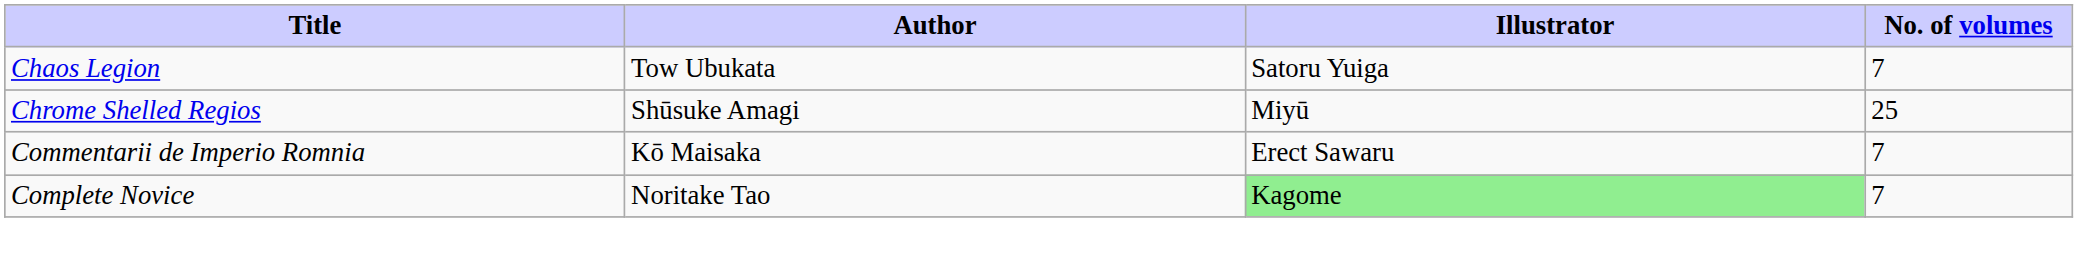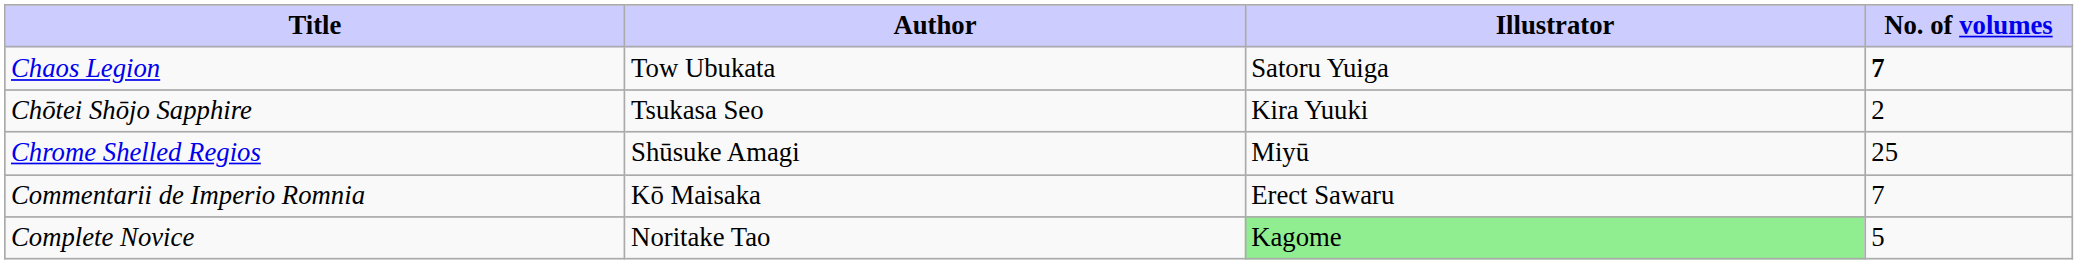(1878, 68) normal -> (1878, 68) bold
+ row: (131, 110)
(1878, 195) 7 -> (1878, 237) 5
